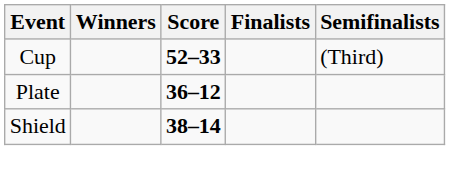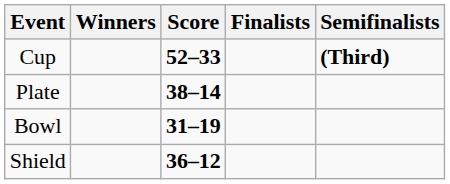(352, 56) normal -> (355, 56) bold
(193, 91) 36–12 -> (193, 91) 38–14
+ row: (38, 126)
(193, 126) 38–14 -> (193, 160) 36–12
